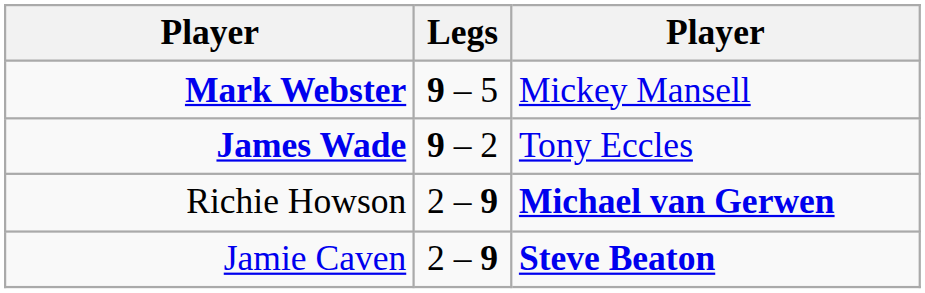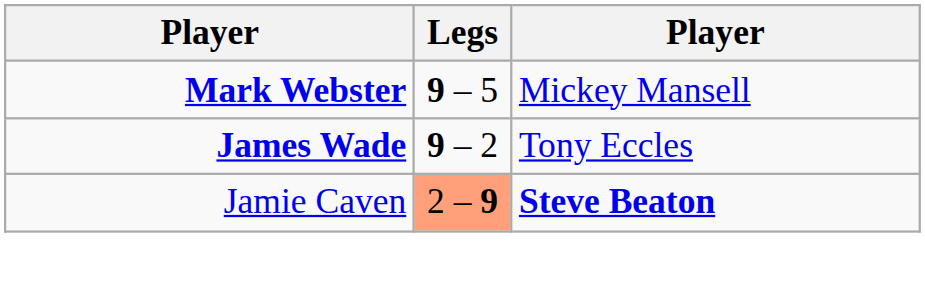- row: (296, 201)
(463, 257) no background -> (463, 201) lightsalmon background
